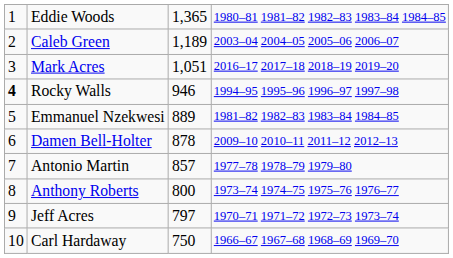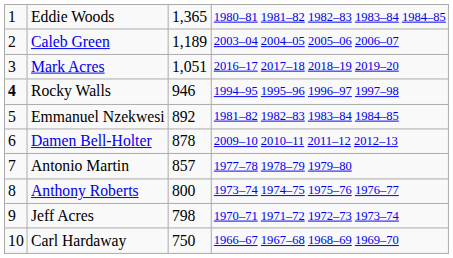(184, 116) 889 -> (184, 116) 892
(184, 215) 797 -> (184, 215) 798
